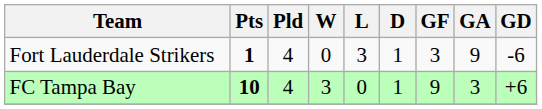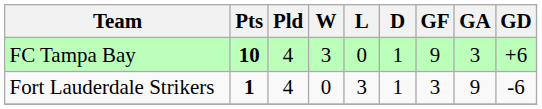rows swapped: (73, 87) <-> (112, 54)
